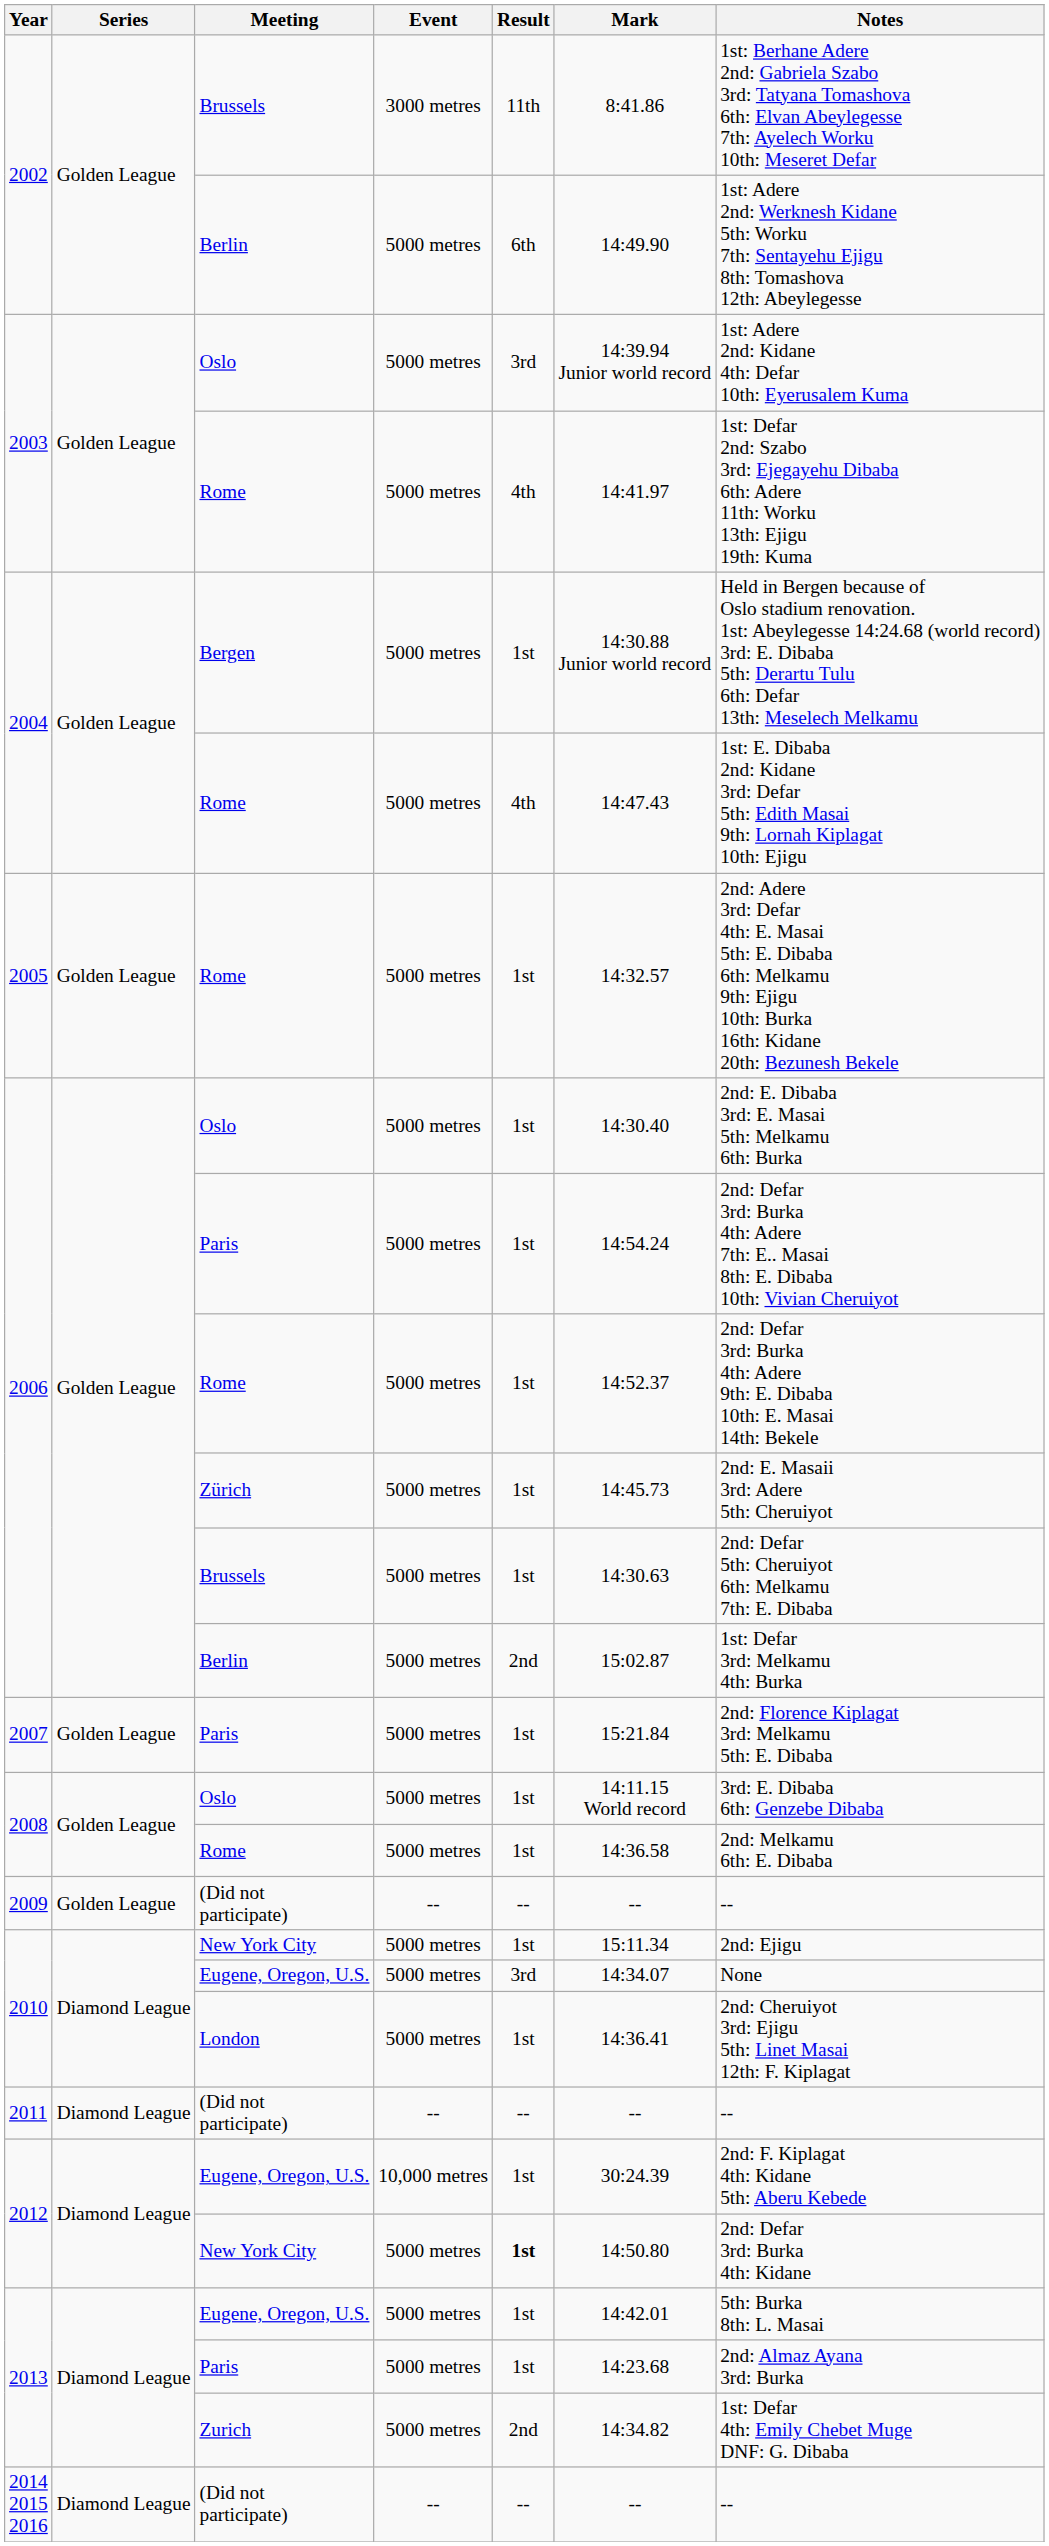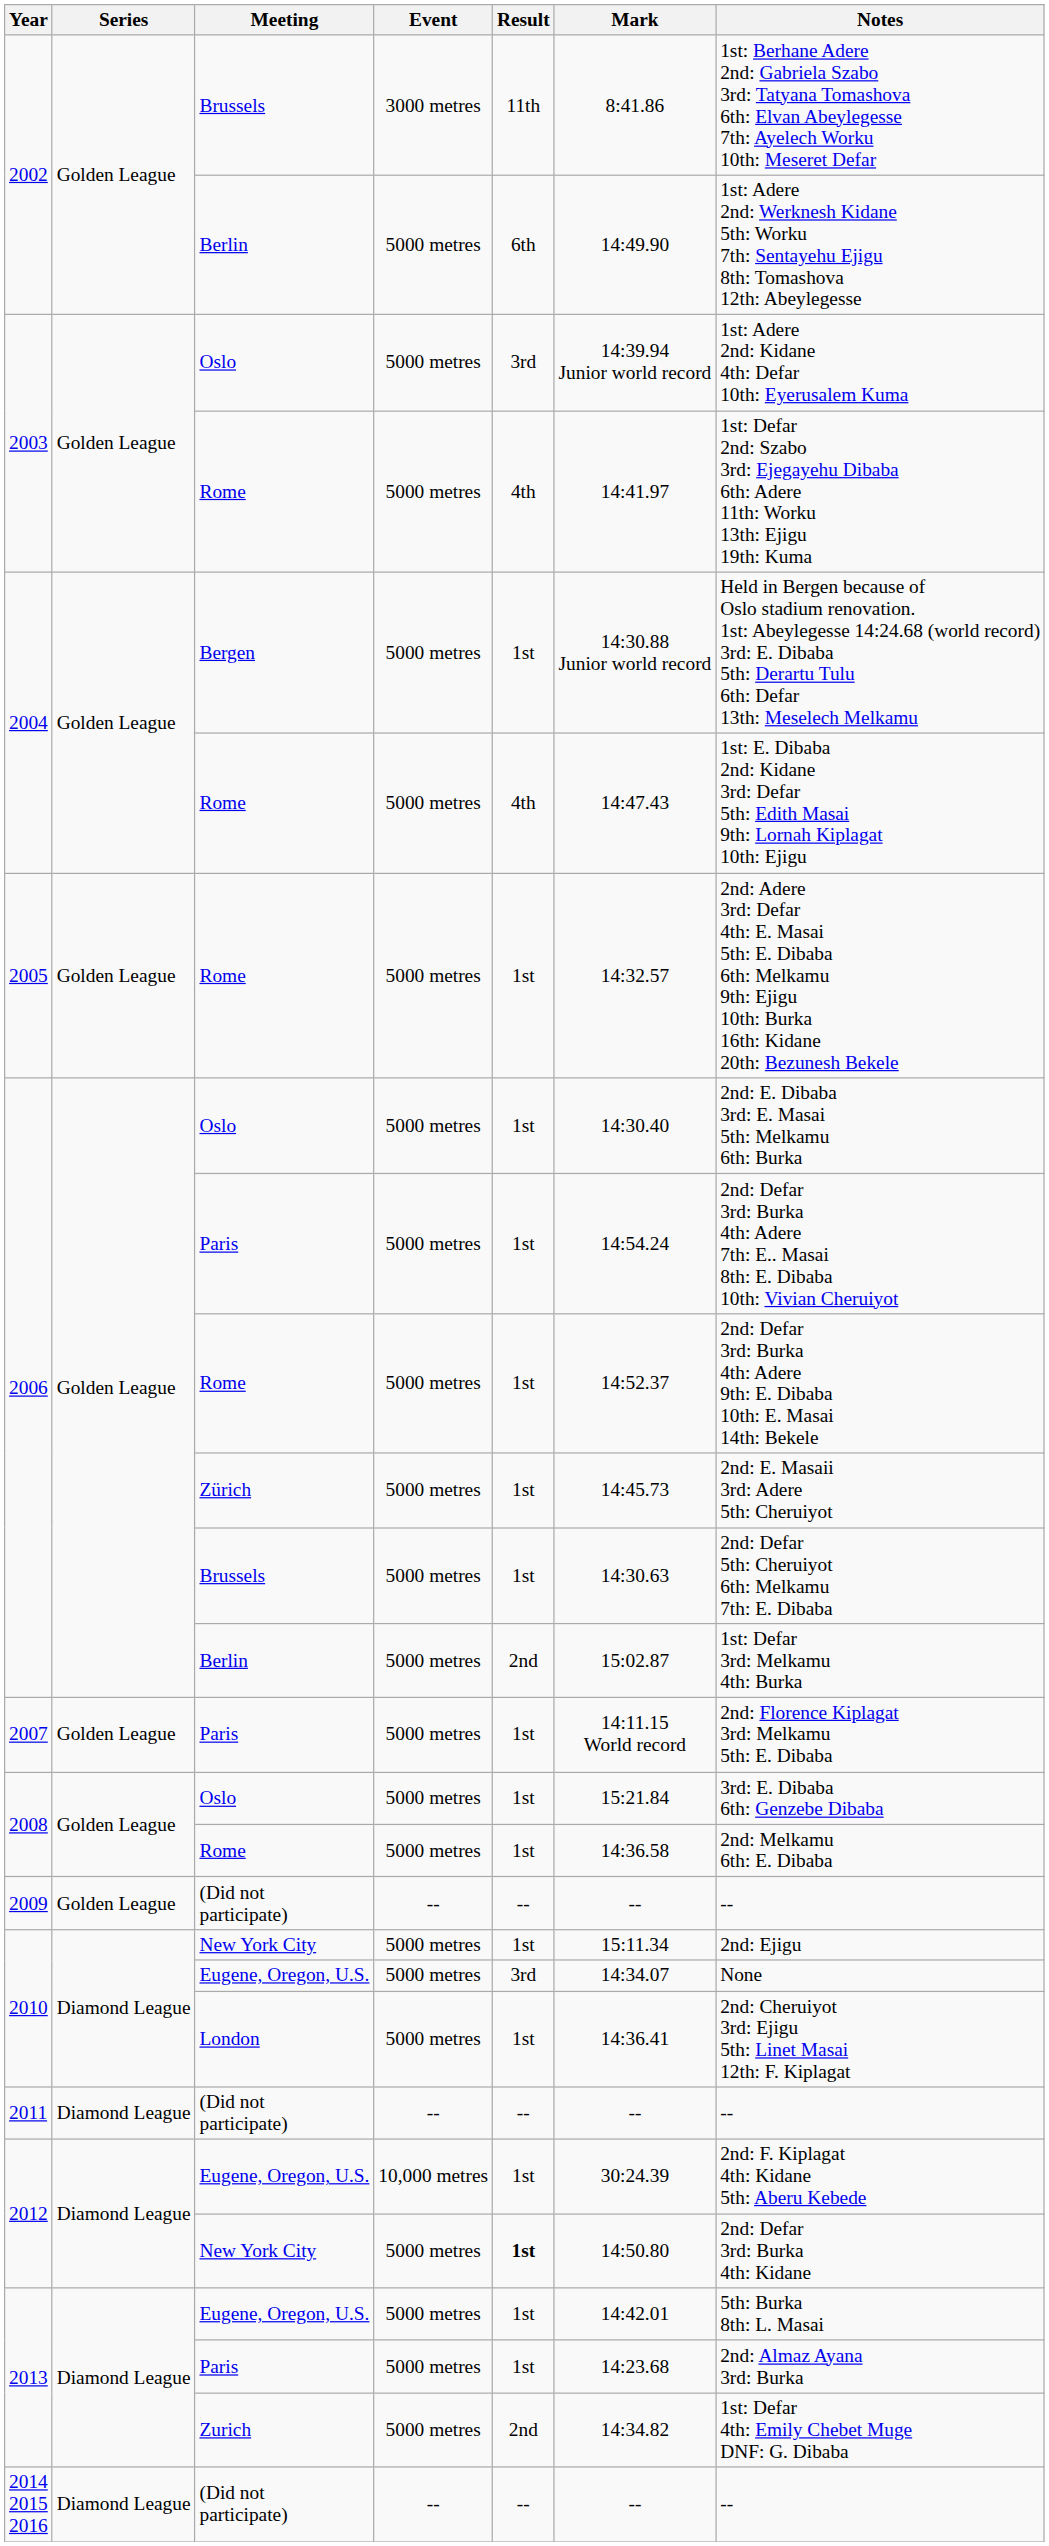(635, 1734) 15:21.84 -> (635, 1734) 14:11.15 World record
(635, 1798) 14:11.15 World record -> (635, 1798) 15:21.84
